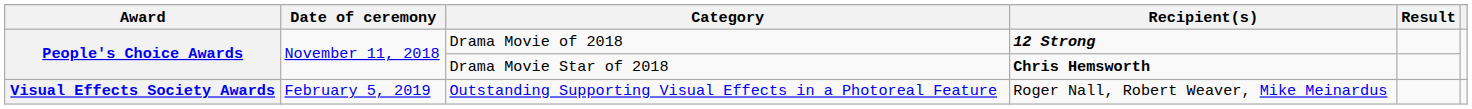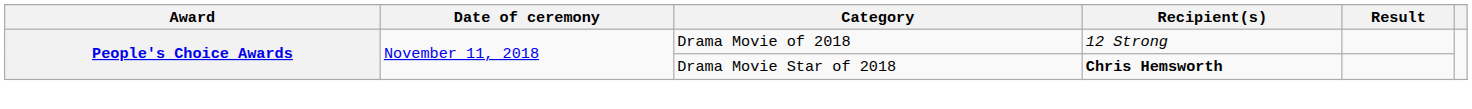(1054, 42) bold -> (1127, 42) normal
- row: (723, 91)
